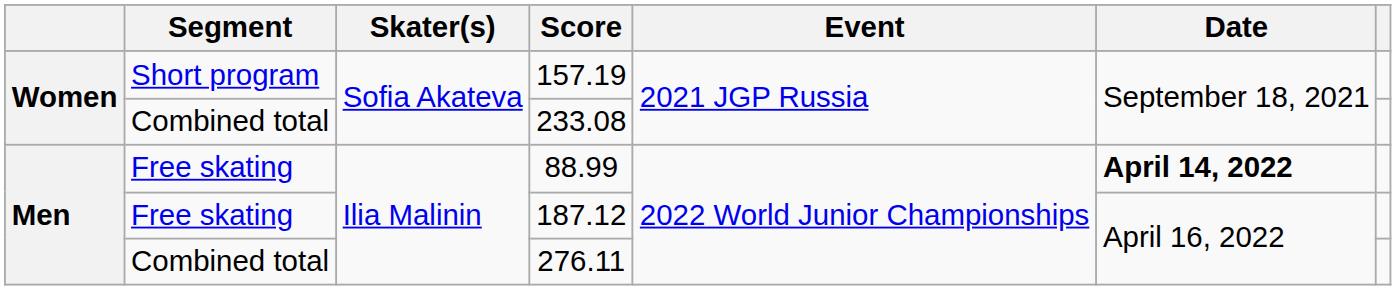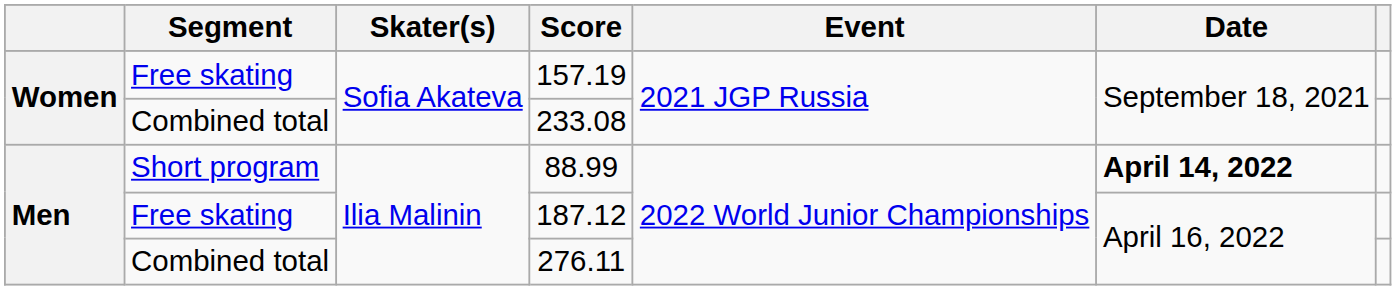(225, 74) Short program -> (212, 74) Free skating
(212, 167) Free skating -> (225, 167) Short program
